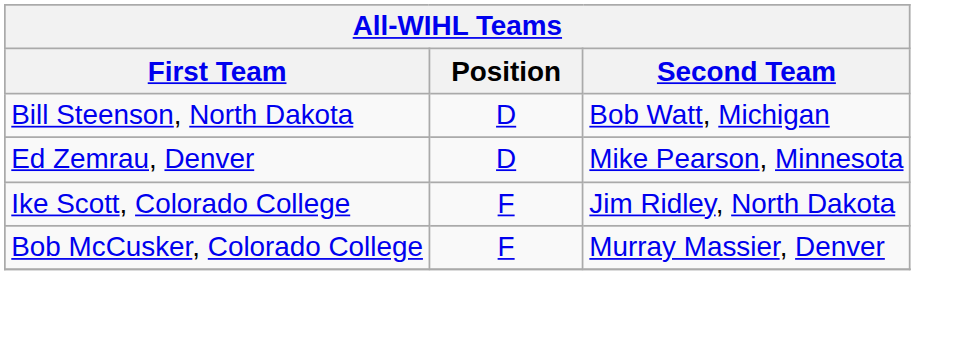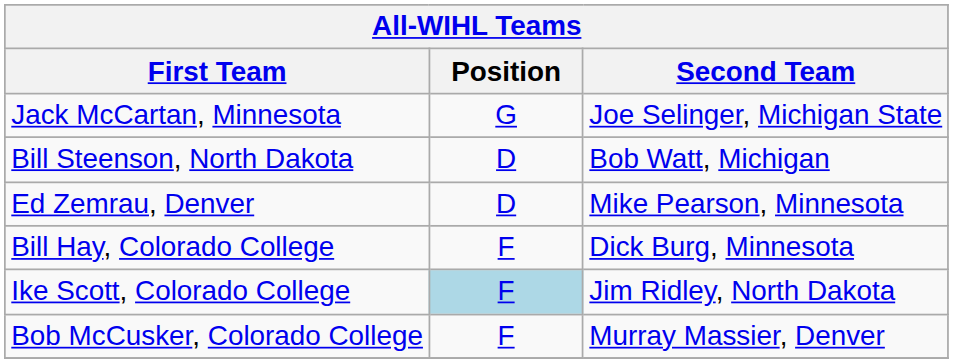+ row: (176, 114)
+ row: (173, 247)
(506, 203) no background -> (506, 291) lightblue background
